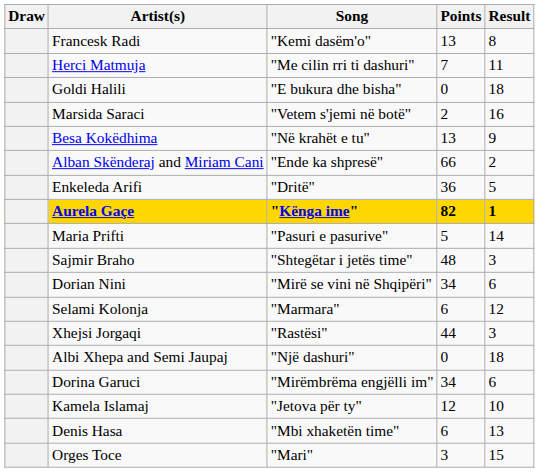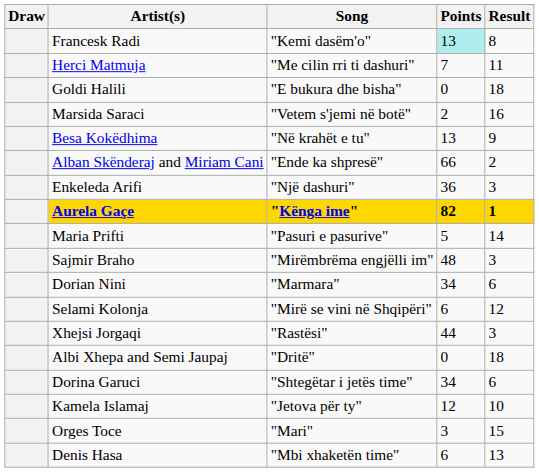(448, 41) no background -> (448, 41) paleturquoise background
(293, 187) "Dritë" -> (313, 187) "Një dashuri"
(492, 187) 5 -> (492, 187) 3
(342, 260) "Shtegëtar i jetës time" -> (352, 260) "Mirëmbrëma engjëlli im"
(351, 284) "Mirë se vini në Shqipëri" -> (305, 284) "Marmara"
(305, 308) "Marmara" -> (351, 308) "Mirë se vini në Shqipëri"
(313, 357) "Një dashuri" -> (293, 357) "Dritë"
(352, 382) "Mirëmbrëma engjëlli im" -> (342, 382) "Shtegëtar i jetës time"
rows swapped: (87, 455) <-> (87, 430)
